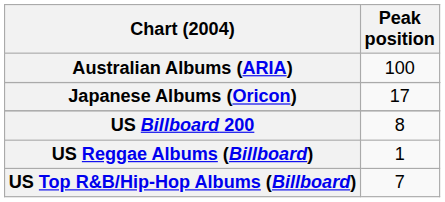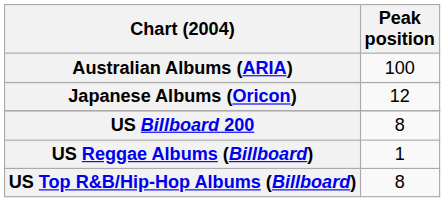(400, 96) 17 -> (400, 96) 12
(400, 182) 7 -> (400, 182) 8
